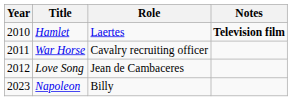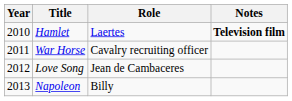(19, 86) 2023 -> (19, 86) 2013
